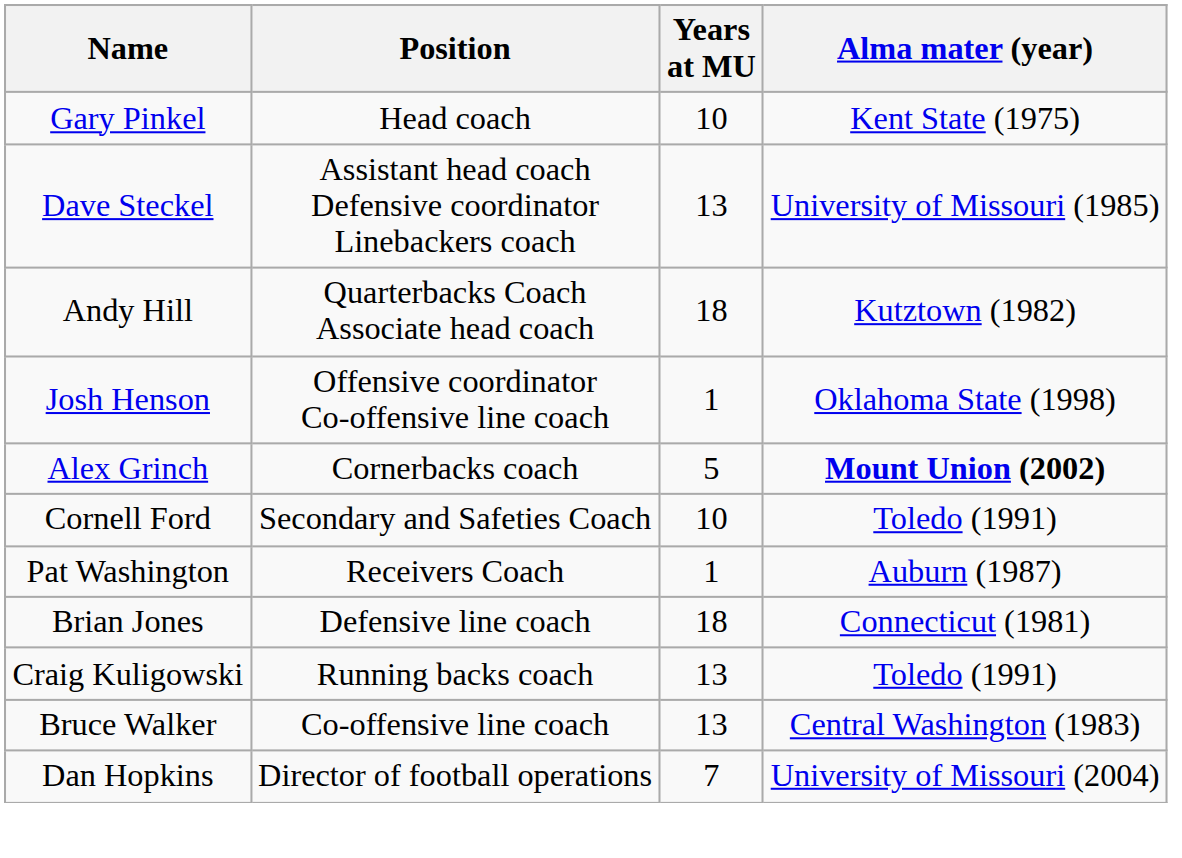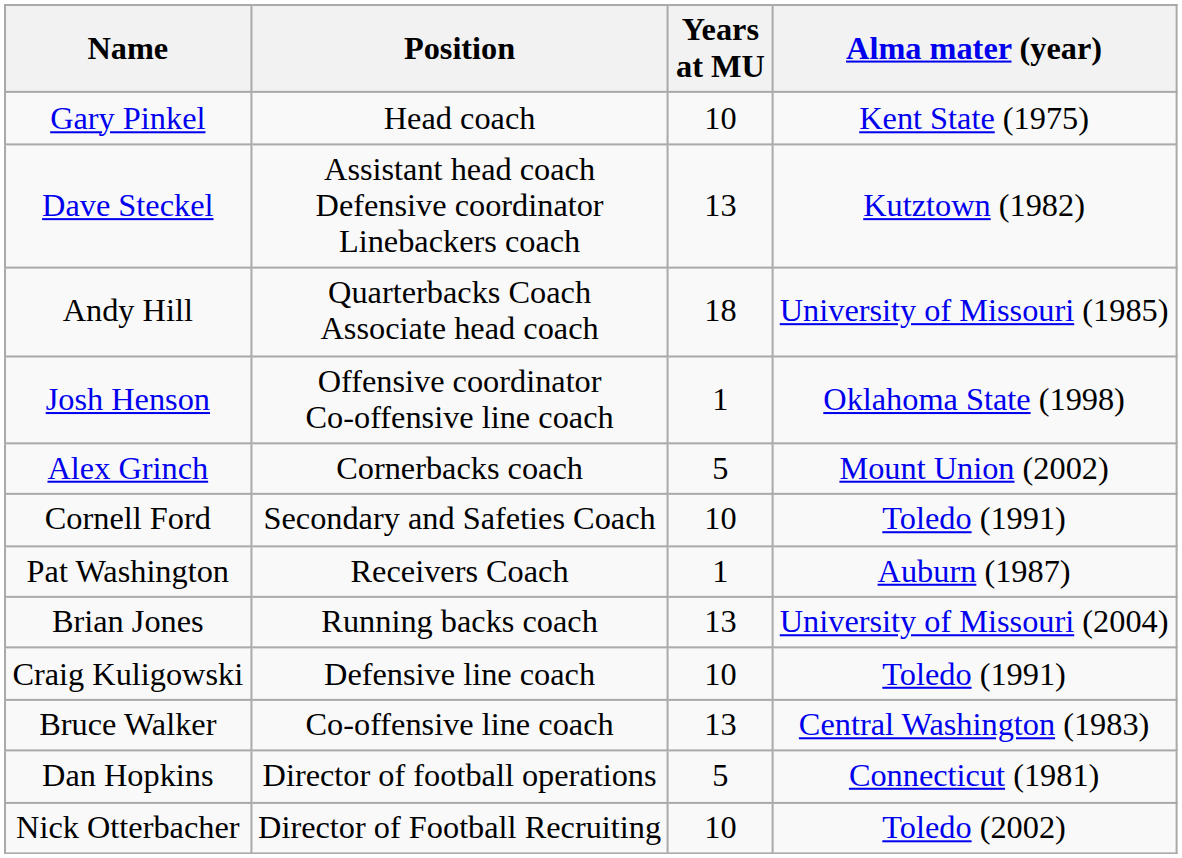(965, 205) University of Missouri (1985) -> (974, 205) Kutztown (1982)
(965, 311) Kutztown (1982) -> (974, 311) University of Missouri (1985)
(965, 468) bold -> (974, 468) normal
(455, 621) Defensive line coach -> (460, 621) Running backs coach
(711, 621) 18 -> (720, 621) 13
(965, 621) Connecticut (1981) -> (974, 621) University of Missouri (2004)
(455, 673) Running backs coach -> (460, 673) Defensive line coach
(711, 673) 13 -> (720, 673) 10
(711, 775) 7 -> (720, 775) 5
(965, 775) University of Missouri (2004) -> (974, 775) Connecticut (1981)
+ row: (128, 827)
